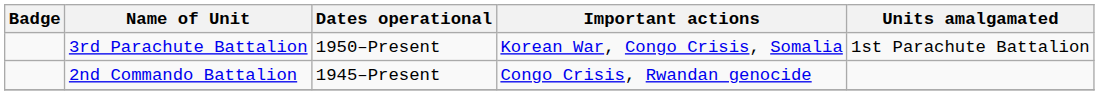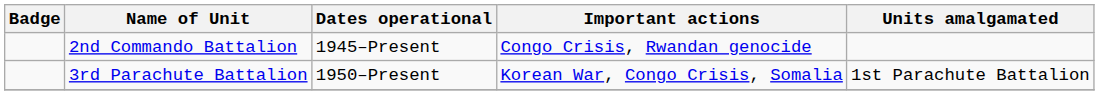rows swapped: (183, 75) <-> (188, 47)
